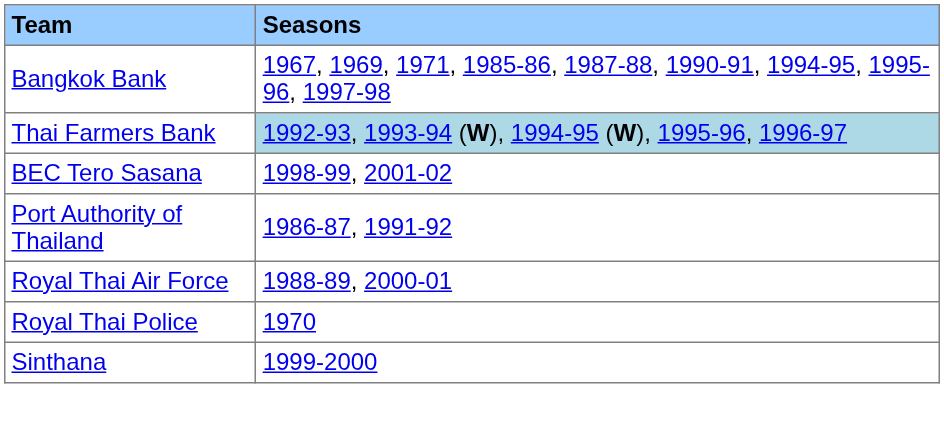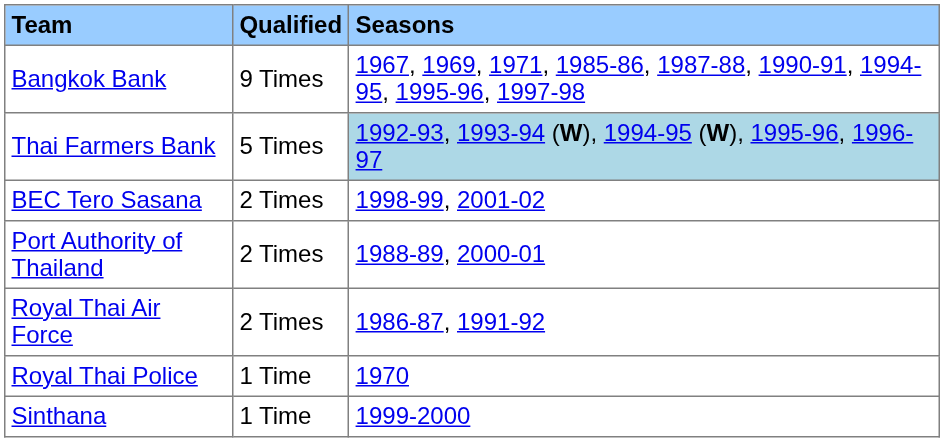+ column: (291, 24)
(357, 227) 1986-87, 1991-92 -> (450, 254) 1988-89, 2000-01
(357, 281) 1988-89, 2000-01 -> (450, 321) 1986-87, 1991-92
